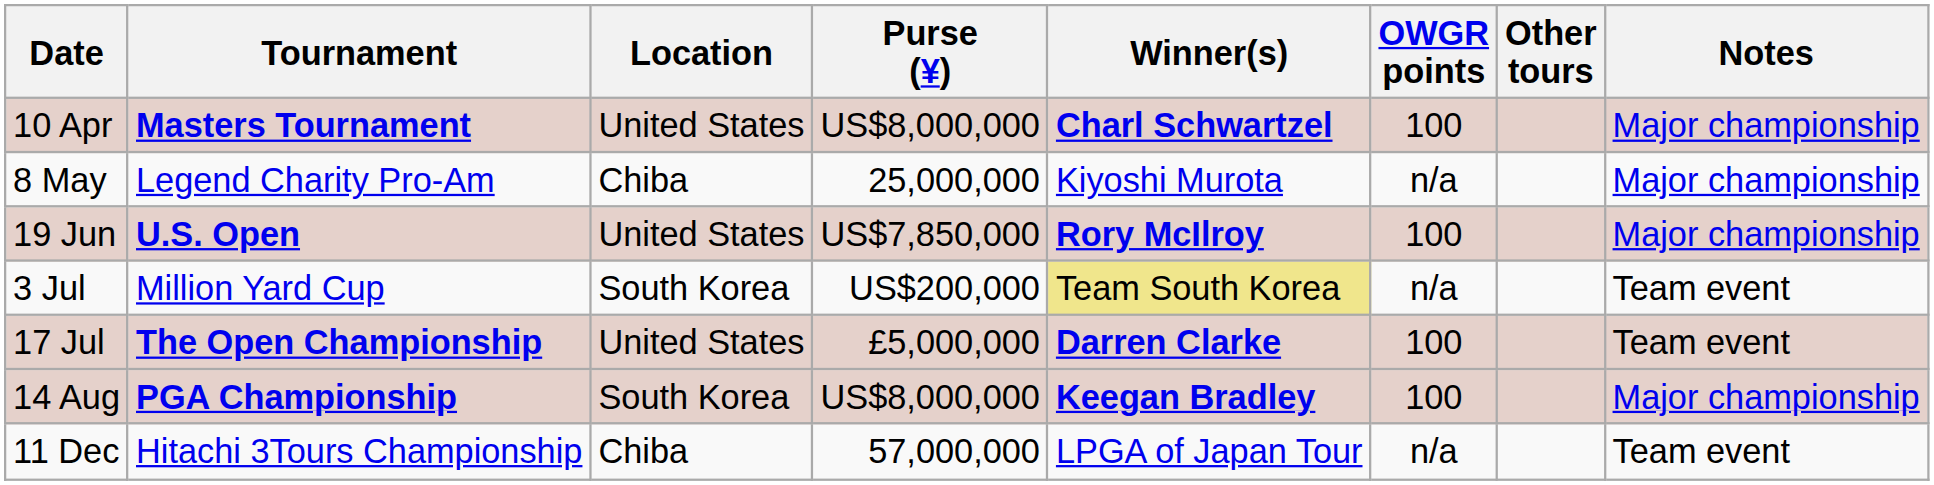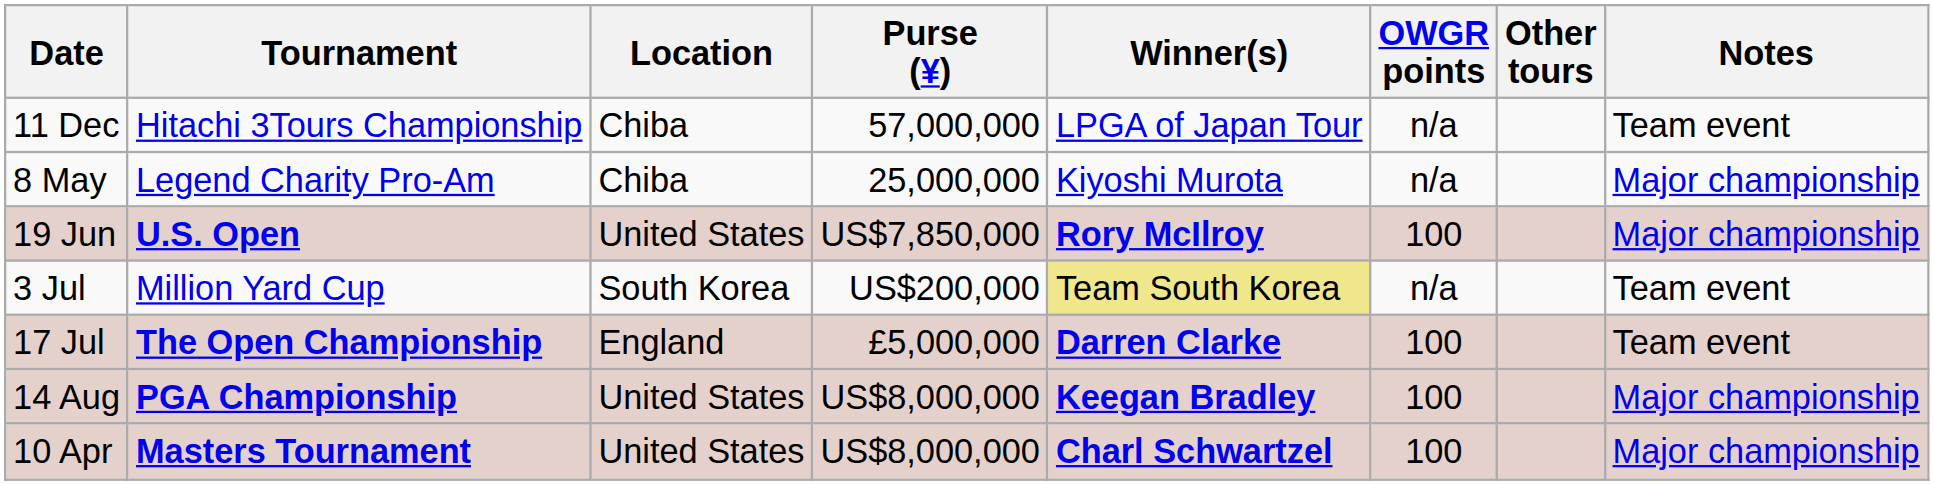rows swapped: (63, 125) <-> (66, 452)
(701, 343) United States -> (661, 343) England
(694, 397) South Korea -> (701, 397) United States
